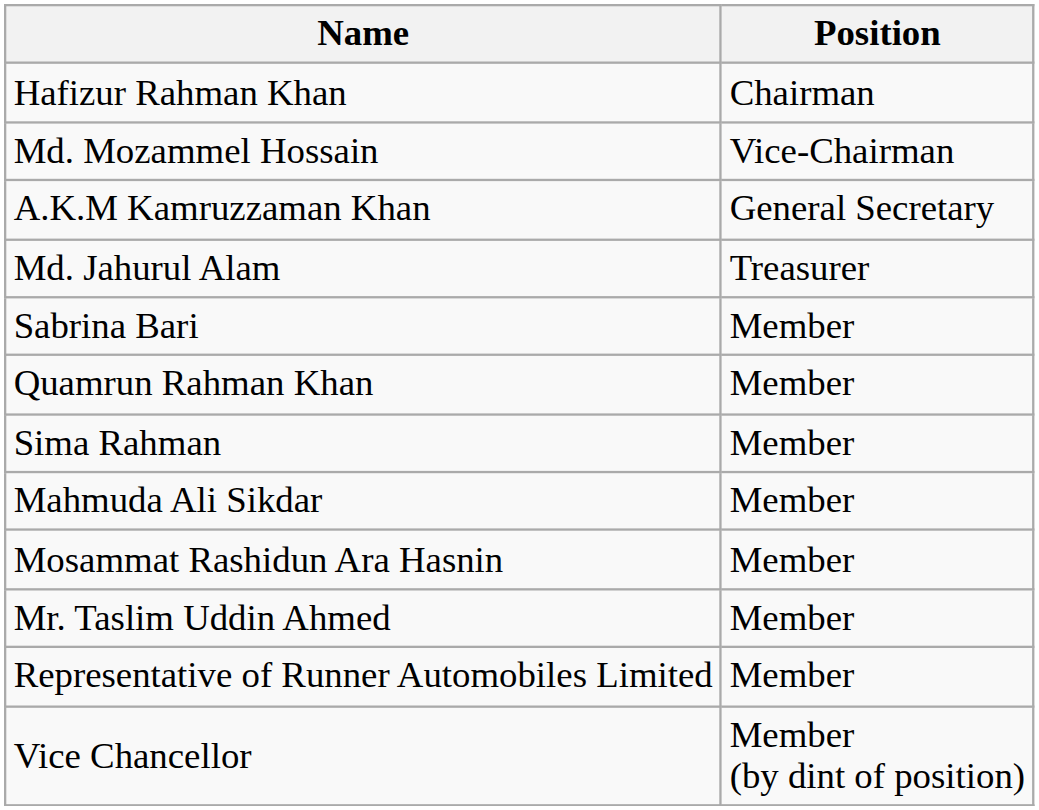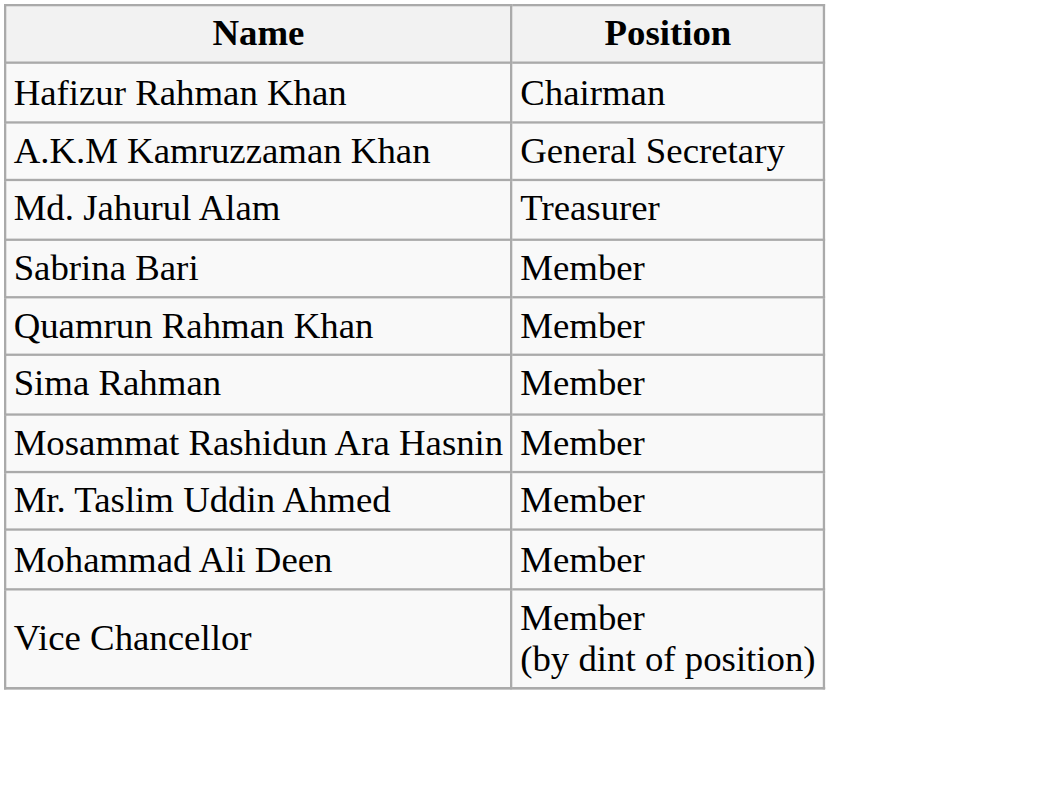- row: (196, 150)
- row: (168, 500)
+ row: (173, 558)
- row: (363, 675)
